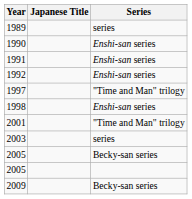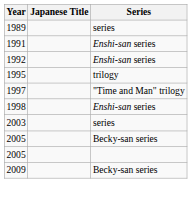- row: (16, 44)
+ row: (16, 75)
- row: (16, 123)
